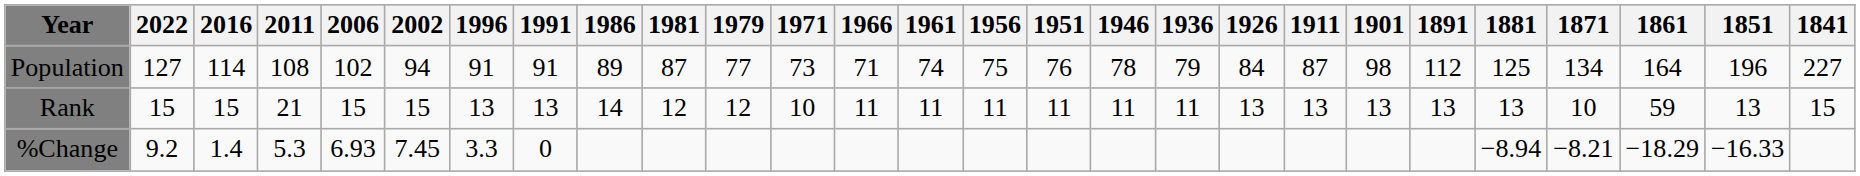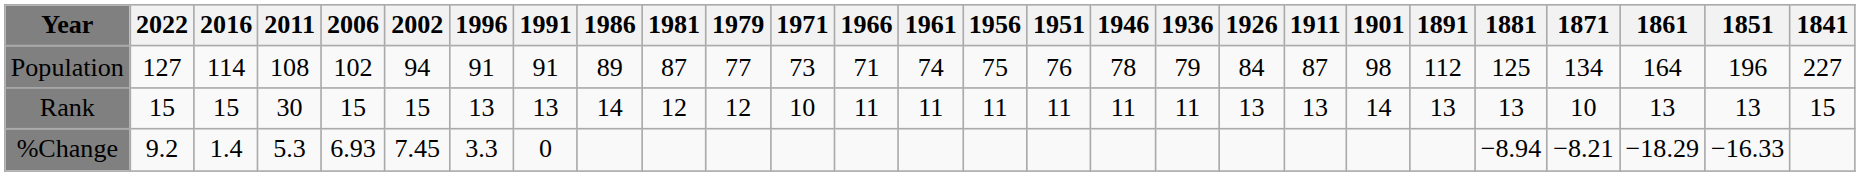(290, 107) 21 -> (290, 107) 30
(1379, 107) 13 -> (1379, 107) 14
(1662, 107) 59 -> (1662, 107) 13
